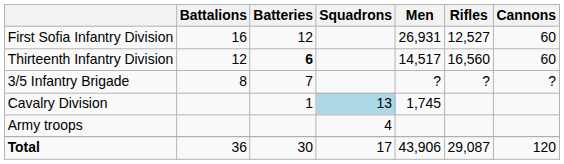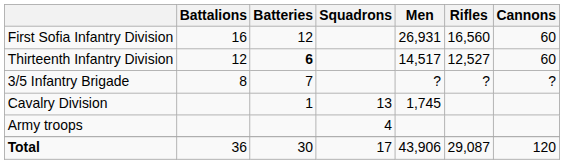(469, 37) 12,527 -> (469, 37) 16,560
(469, 59) 16,560 -> (469, 59) 12,527
(384, 103) lightblue background -> (384, 103) no background
